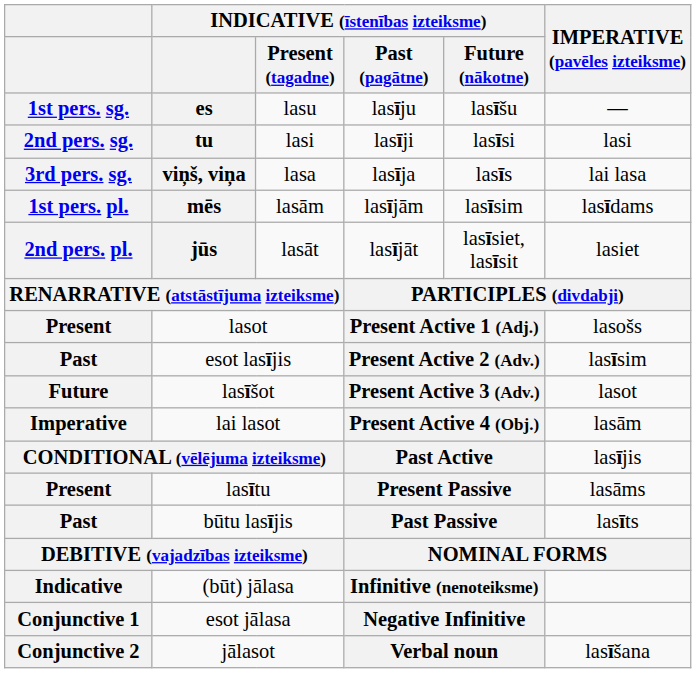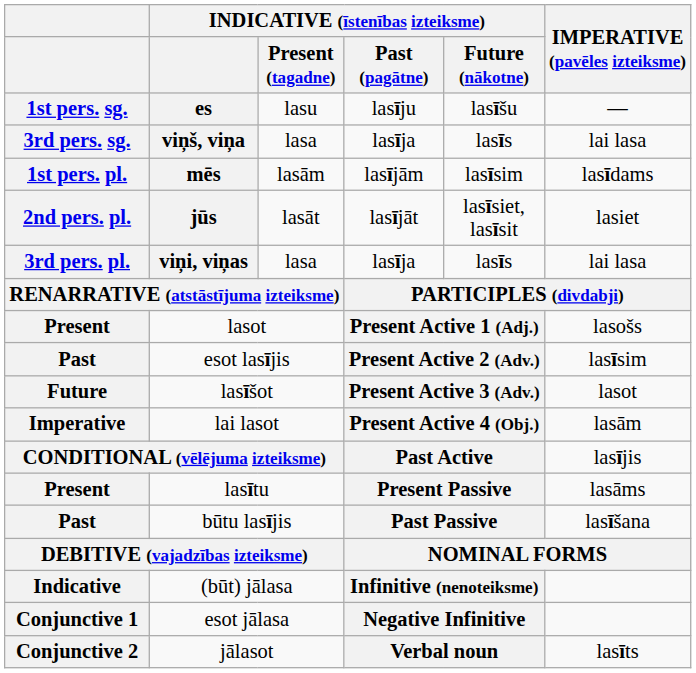- row: (204, 141)
+ row: (204, 261)
(618, 521) lasīts -> (618, 521) lasīšana
(618, 651) lasīšana -> (618, 651) lasīts
